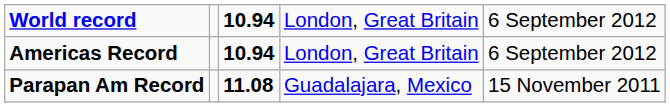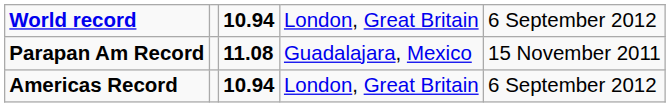rows swapped: (94, 53) <-> (107, 85)
